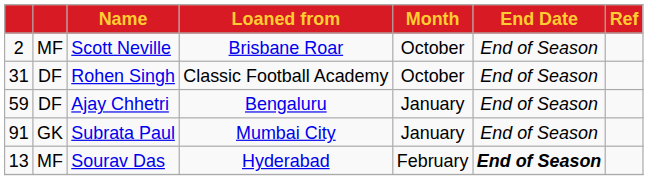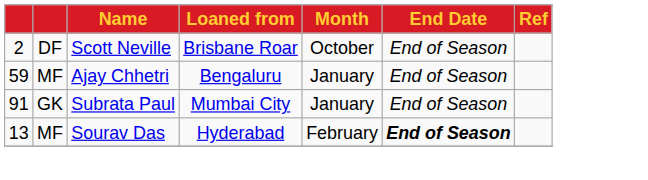(50, 47) MF -> (50, 47) DF
- row: (123, 76)
(50, 104) DF -> (50, 76) MF
